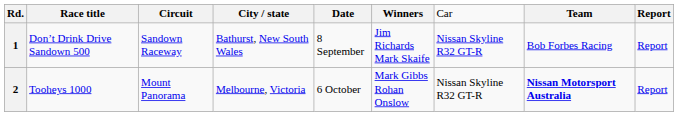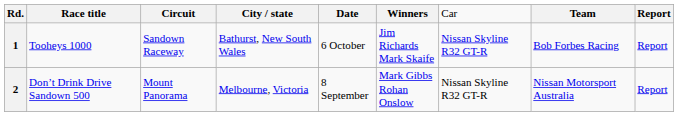(70, 45) Don’t Drink Drive Sandown 500 -> (60, 45) Tooheys 1000
(340, 45) 8 September -> (343, 45) 6 October
(60, 89) Tooheys 1000 -> (70, 89) Don’t Drink Drive Sandown 500
(339, 89) 6 October -> (345, 89) 8 September
(571, 89) bold -> (575, 89) normal
